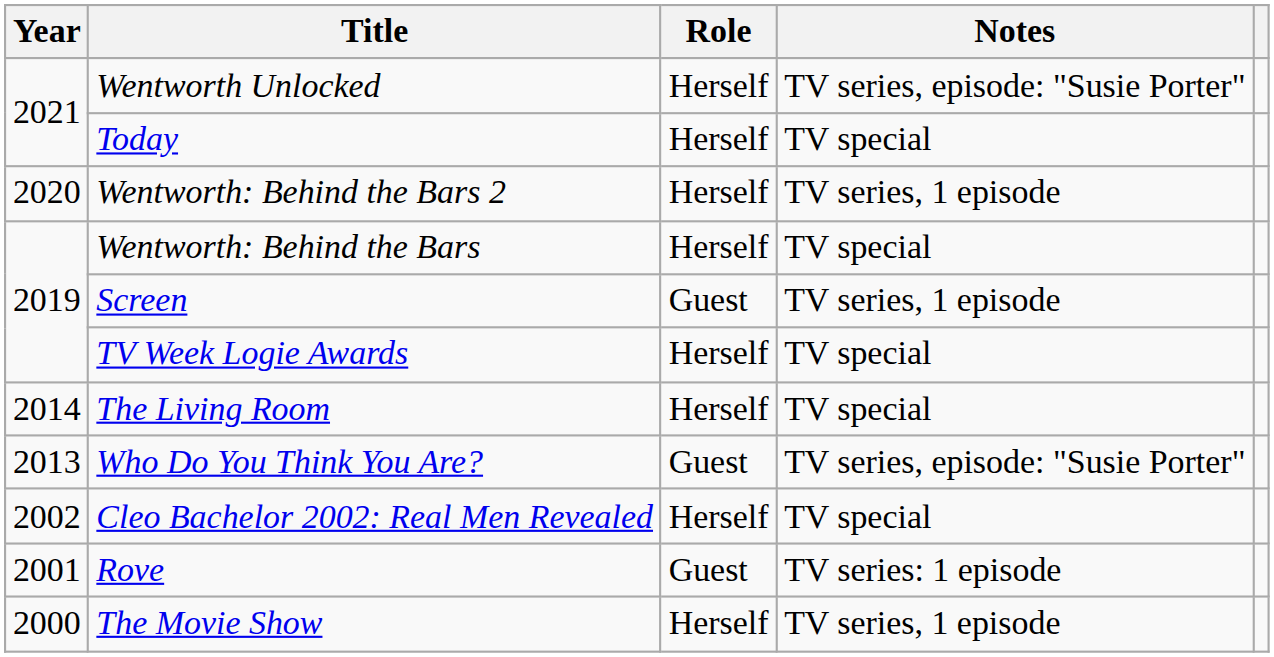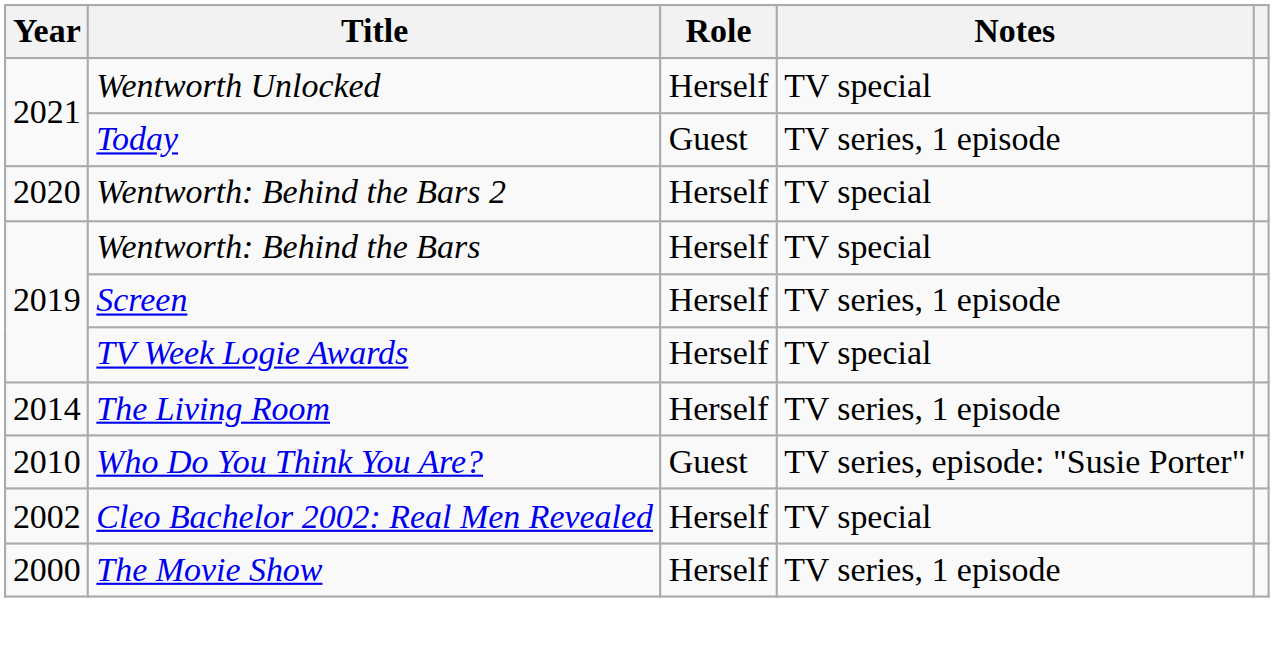(1015, 85) TV series, episode: "Susie Porter" -> (858, 85) TV special
(719, 138) Herself -> (708, 138) Guest
(858, 138) TV special -> (922, 138) TV series, 1 episode
(922, 192) TV series, 1 episode -> (858, 192) TV special
(708, 300) Guest -> (719, 300) Herself
(858, 407) TV special -> (922, 407) TV series, 1 episode
(47, 461) 2013 -> (47, 461) 2010
- row: (130, 569)
